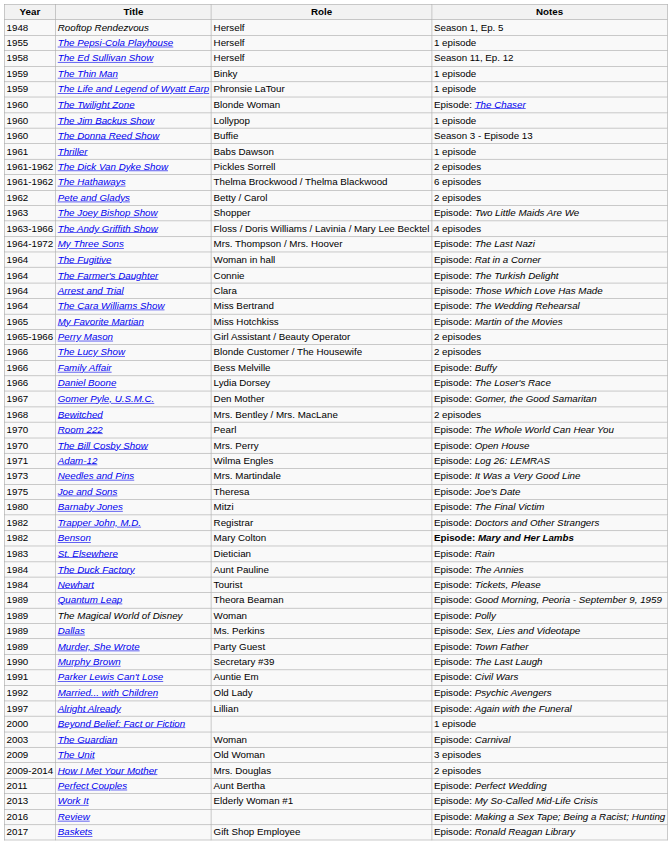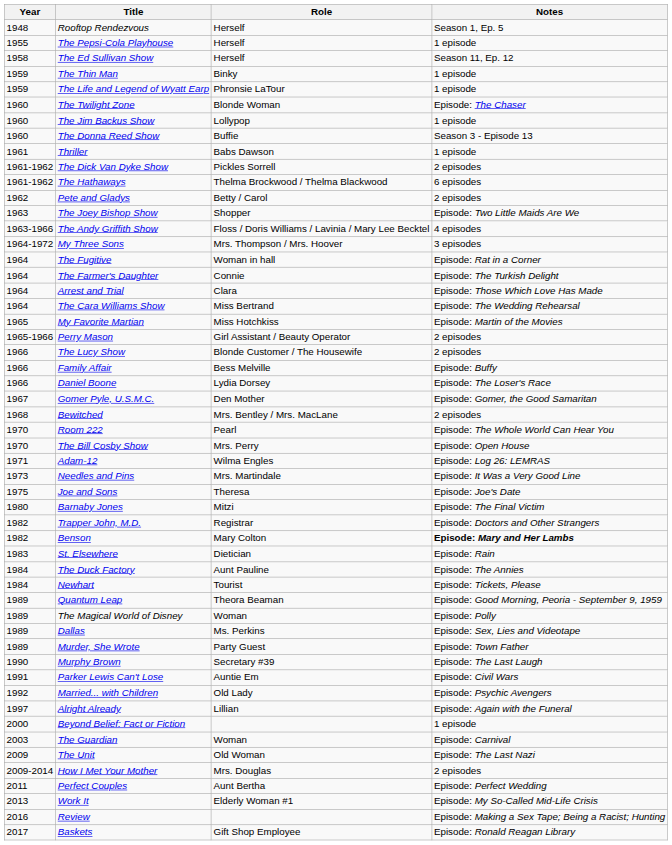(484, 244) Episode: The Last Nazi -> (458, 244) 3 episodes
(458, 755) 3 episodes -> (484, 755) Episode: The Last Nazi
